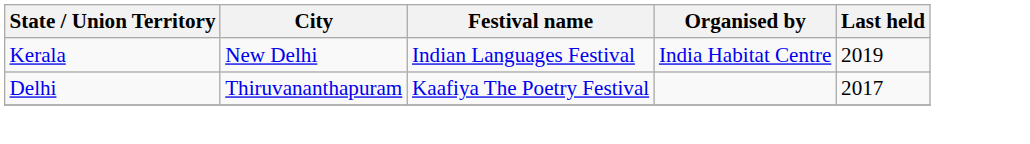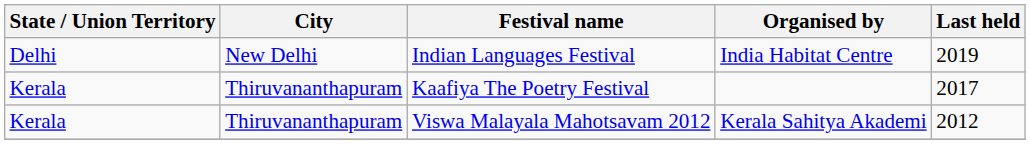(38, 54) Kerala -> (33, 54) Delhi
(33, 88) Delhi -> (38, 88) Kerala
+ row: (561, 121)
